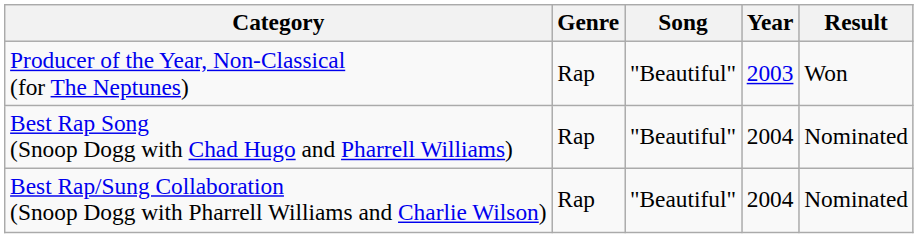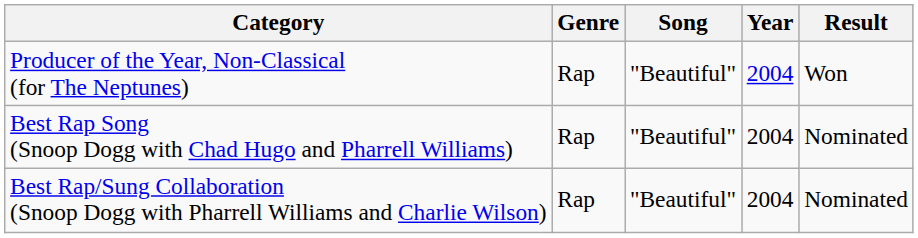(770, 73) 2003 -> (770, 73) 2004
